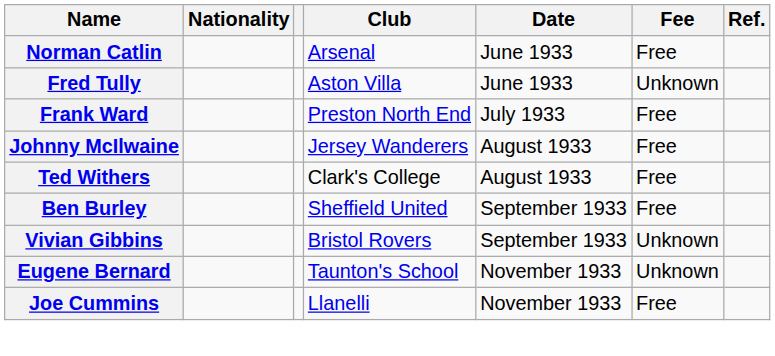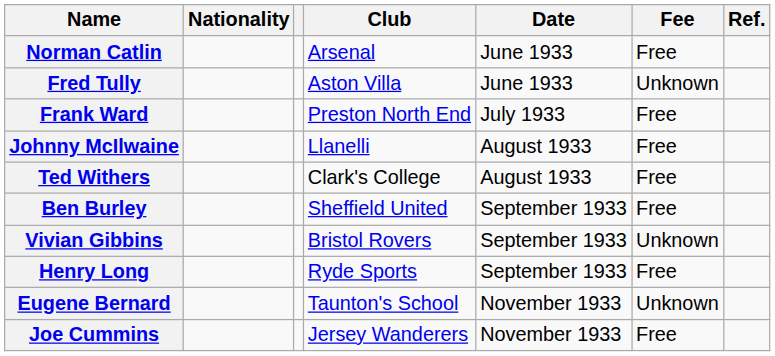(388, 146) Jersey Wanderers -> (339, 146) Llanelli
+ row: (94, 271)
(339, 303) Llanelli -> (388, 334) Jersey Wanderers
